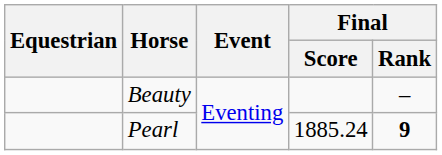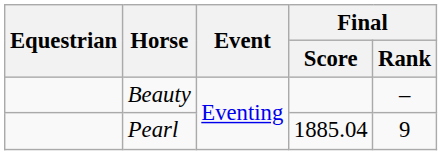(331, 130) 1885.24 -> (331, 130) 1885.04
(405, 130) bold -> (405, 130) normal
